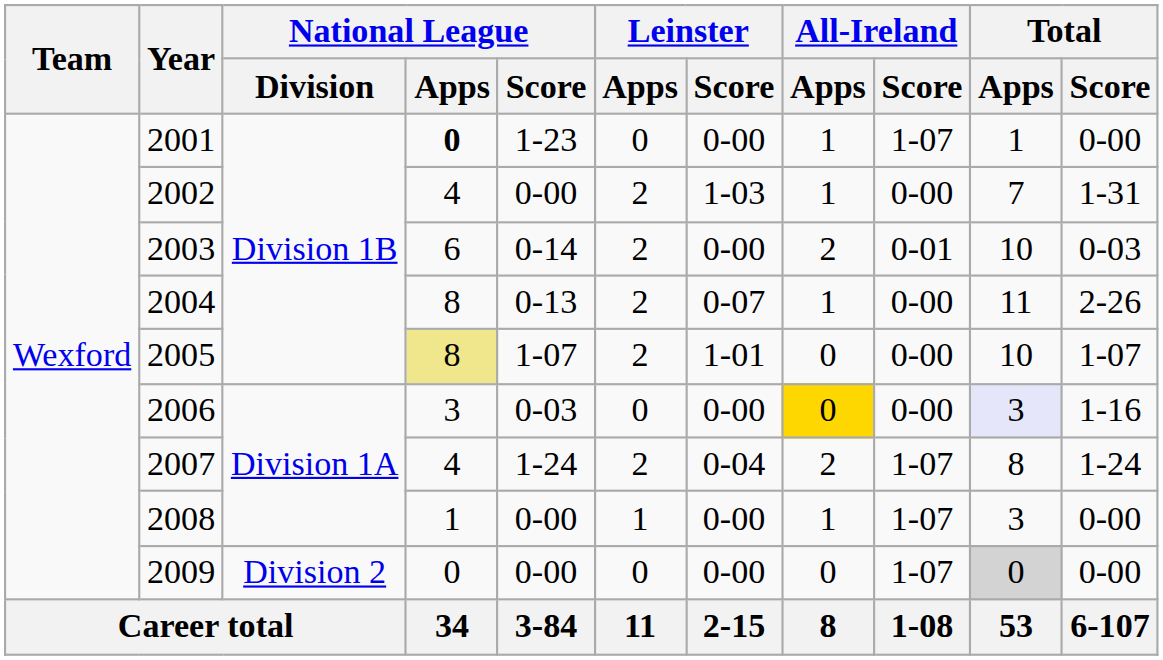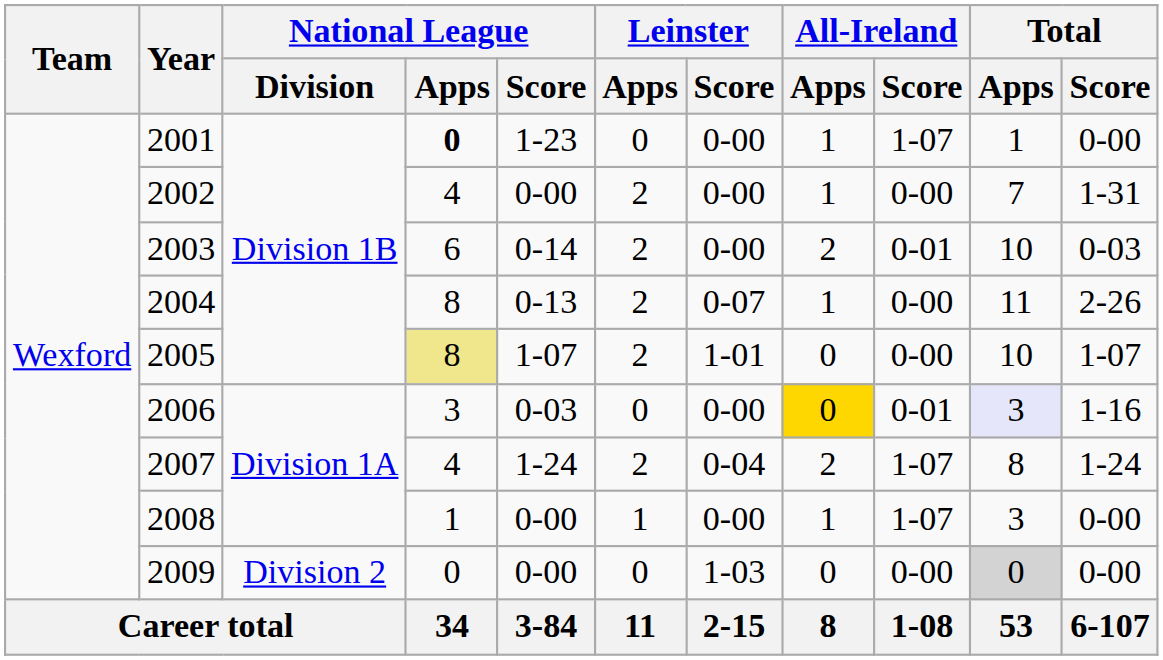(734, 193) 1-03 -> (734, 193) 0-00
(922, 409) 0-00 -> (922, 409) 0-01
(734, 572) 0-00 -> (734, 572) 1-03
(922, 572) 1-07 -> (922, 572) 0-00
